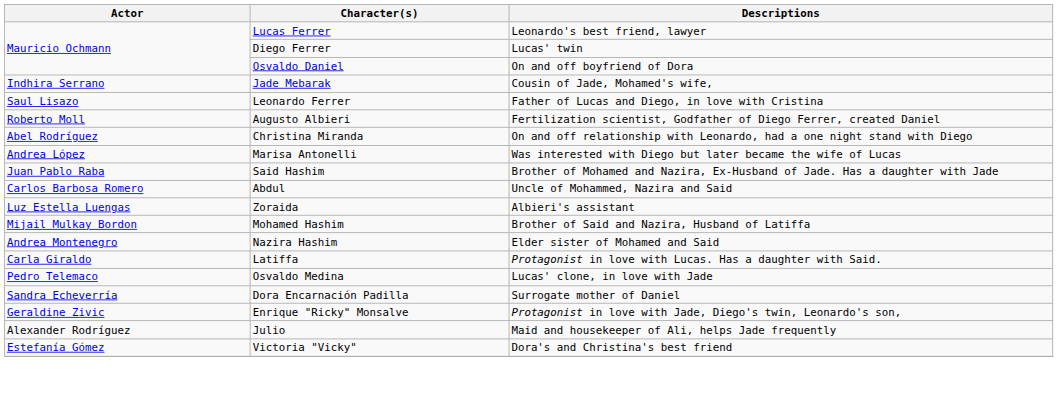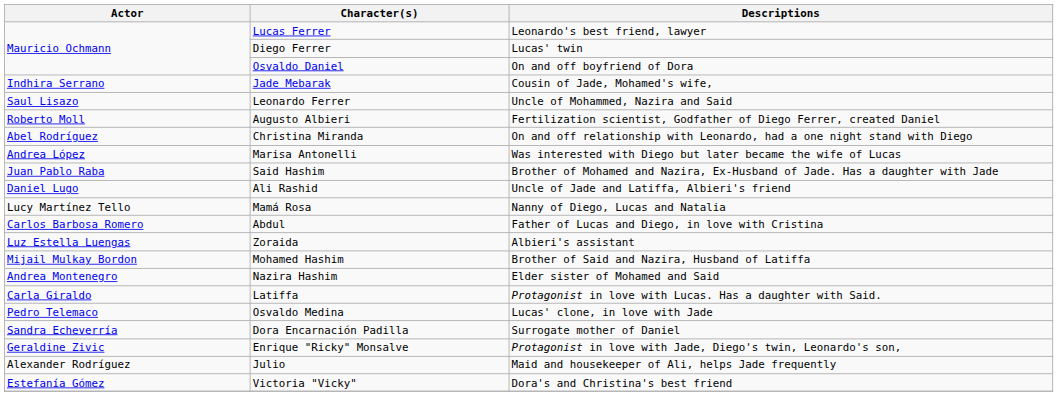(667, 101) Father of Lucas and Diego, in love with Cristina -> (622, 101) Uncle of Mohammed, Nazira and Said
+ row: (285, 189)
+ row: (282, 207)
(622, 189) Uncle of Mohammed, Nazira and Said -> (667, 224) Father of Lucas and Diego, in love with Cristina
